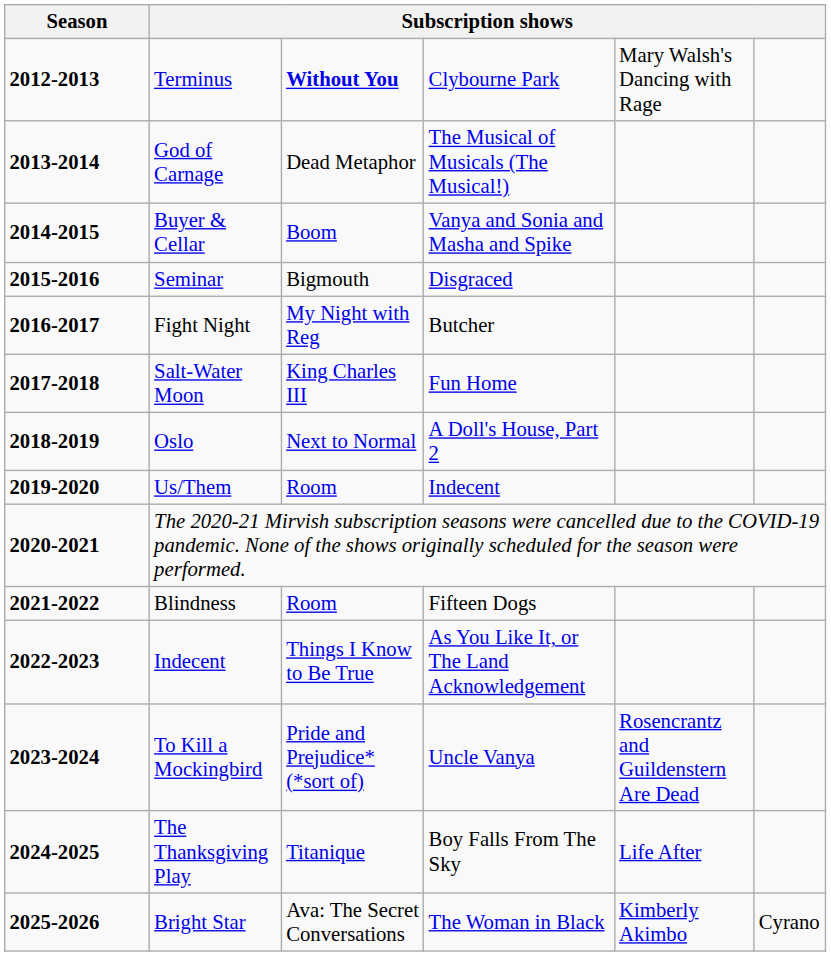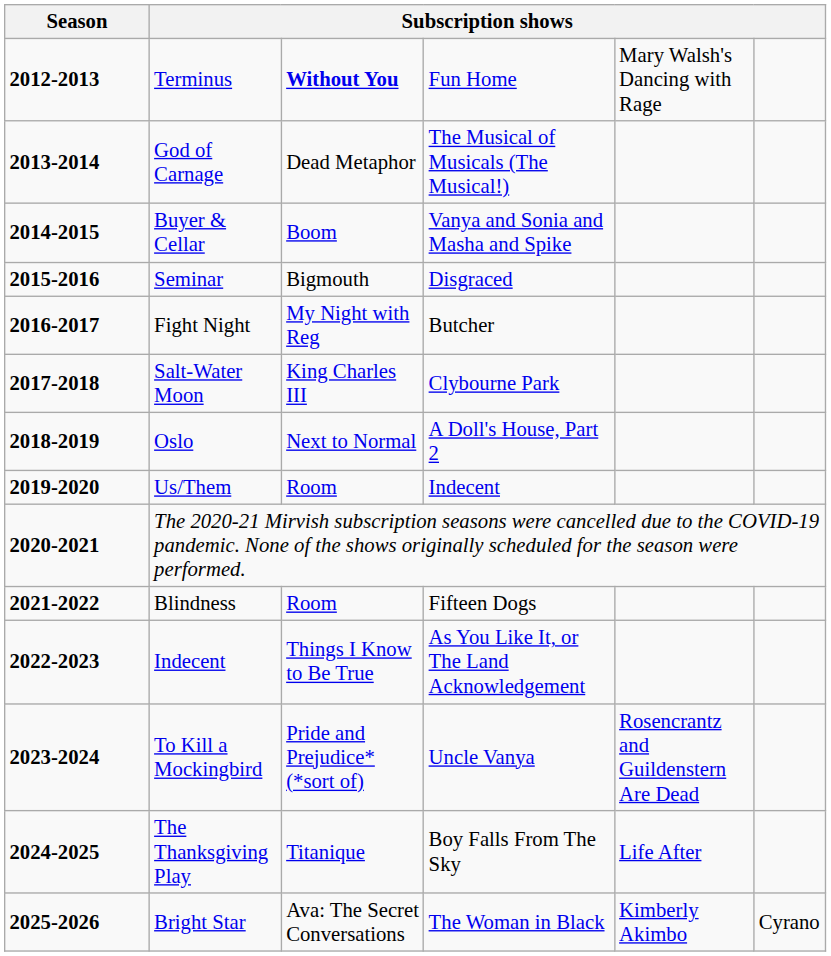(494, 80) Clybourne Park -> (473, 80) Fun Home
(473, 383) Fun Home -> (494, 383) Clybourne Park
